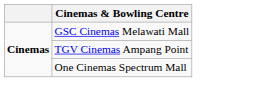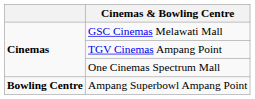+ row: (168, 85)
